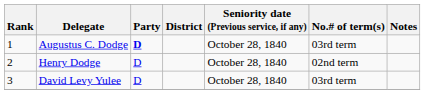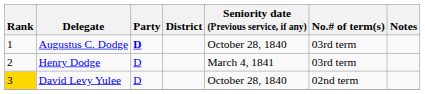(247, 62) October 28, 1840 -> (241, 62) March 4, 1841
(335, 62) 02nd term -> (334, 62) 03rd term
(10, 80) no background -> (10, 80) gold background
(334, 80) 03rd term -> (335, 80) 02nd term
